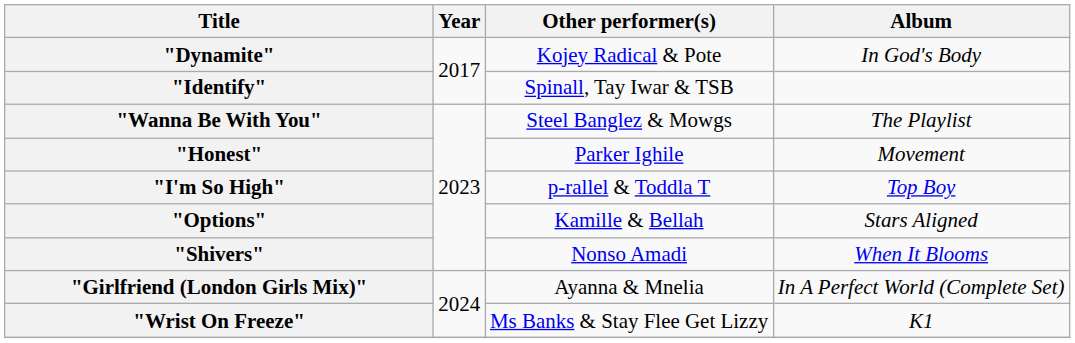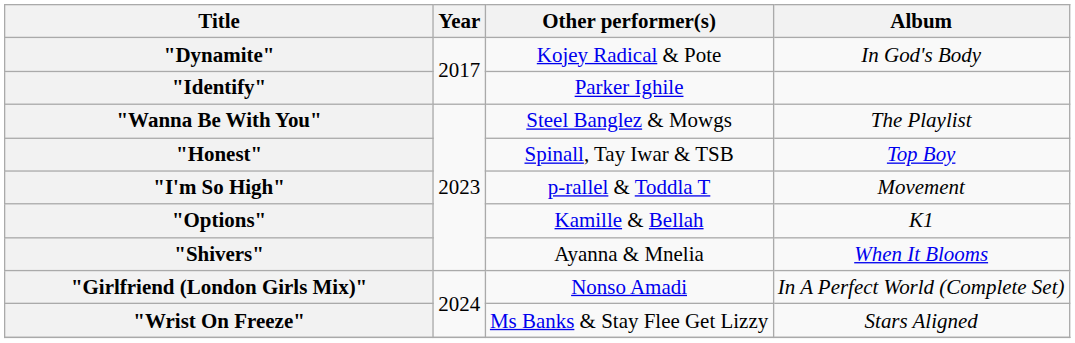(629, 87) Spinall, Tay Iwar & TSB -> (629, 87) Parker Ighile
(629, 154) Parker Ighile -> (629, 154) Spinall, Tay Iwar & TSB
(921, 154) Movement -> (921, 154) Top Boy
(921, 187) Top Boy -> (921, 187) Movement
(921, 220) Stars Aligned -> (921, 220) K1
(629, 253) Nonso Amadi -> (629, 253) Ayanna & Mnelia
(629, 287) Ayanna & Mnelia -> (629, 287) Nonso Amadi
(921, 320) K1 -> (921, 320) Stars Aligned
